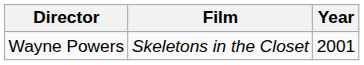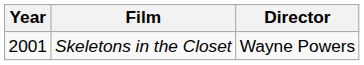columns swapped: (336, 18) <-> (66, 18)
